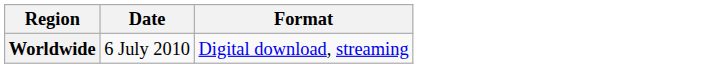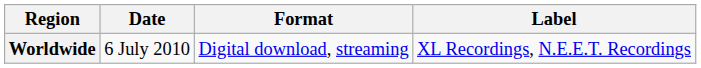+ column: (554, 19)
